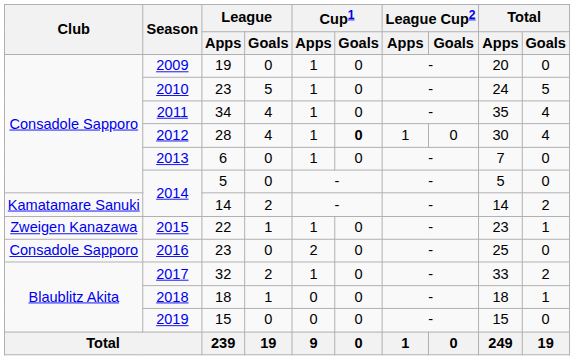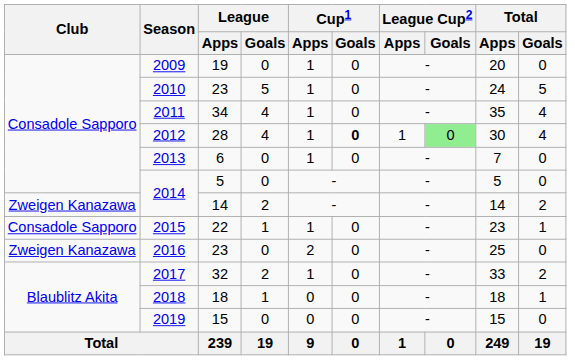(454, 135) no background -> (450, 135) lightgreen background
(74, 204) Kamatamare Sanuki -> (72, 204) Zweigen Kanazawa
(74, 227) Zweigen Kanazawa -> (72, 227) Consadole Sapporo
(74, 250) Consadole Sapporo -> (72, 250) Zweigen Kanazawa
